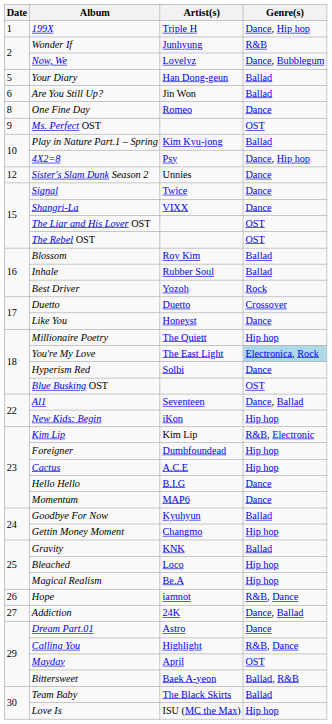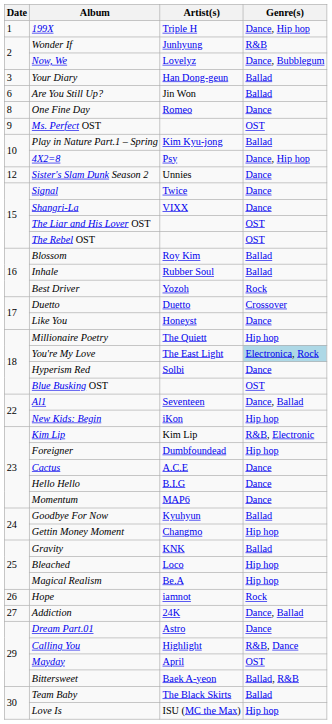(9, 77) 5 -> (9, 77) 3
(262, 467) Hip hop -> (259, 467) Dance
(272, 597) R&B, Dance -> (256, 597) Rock
